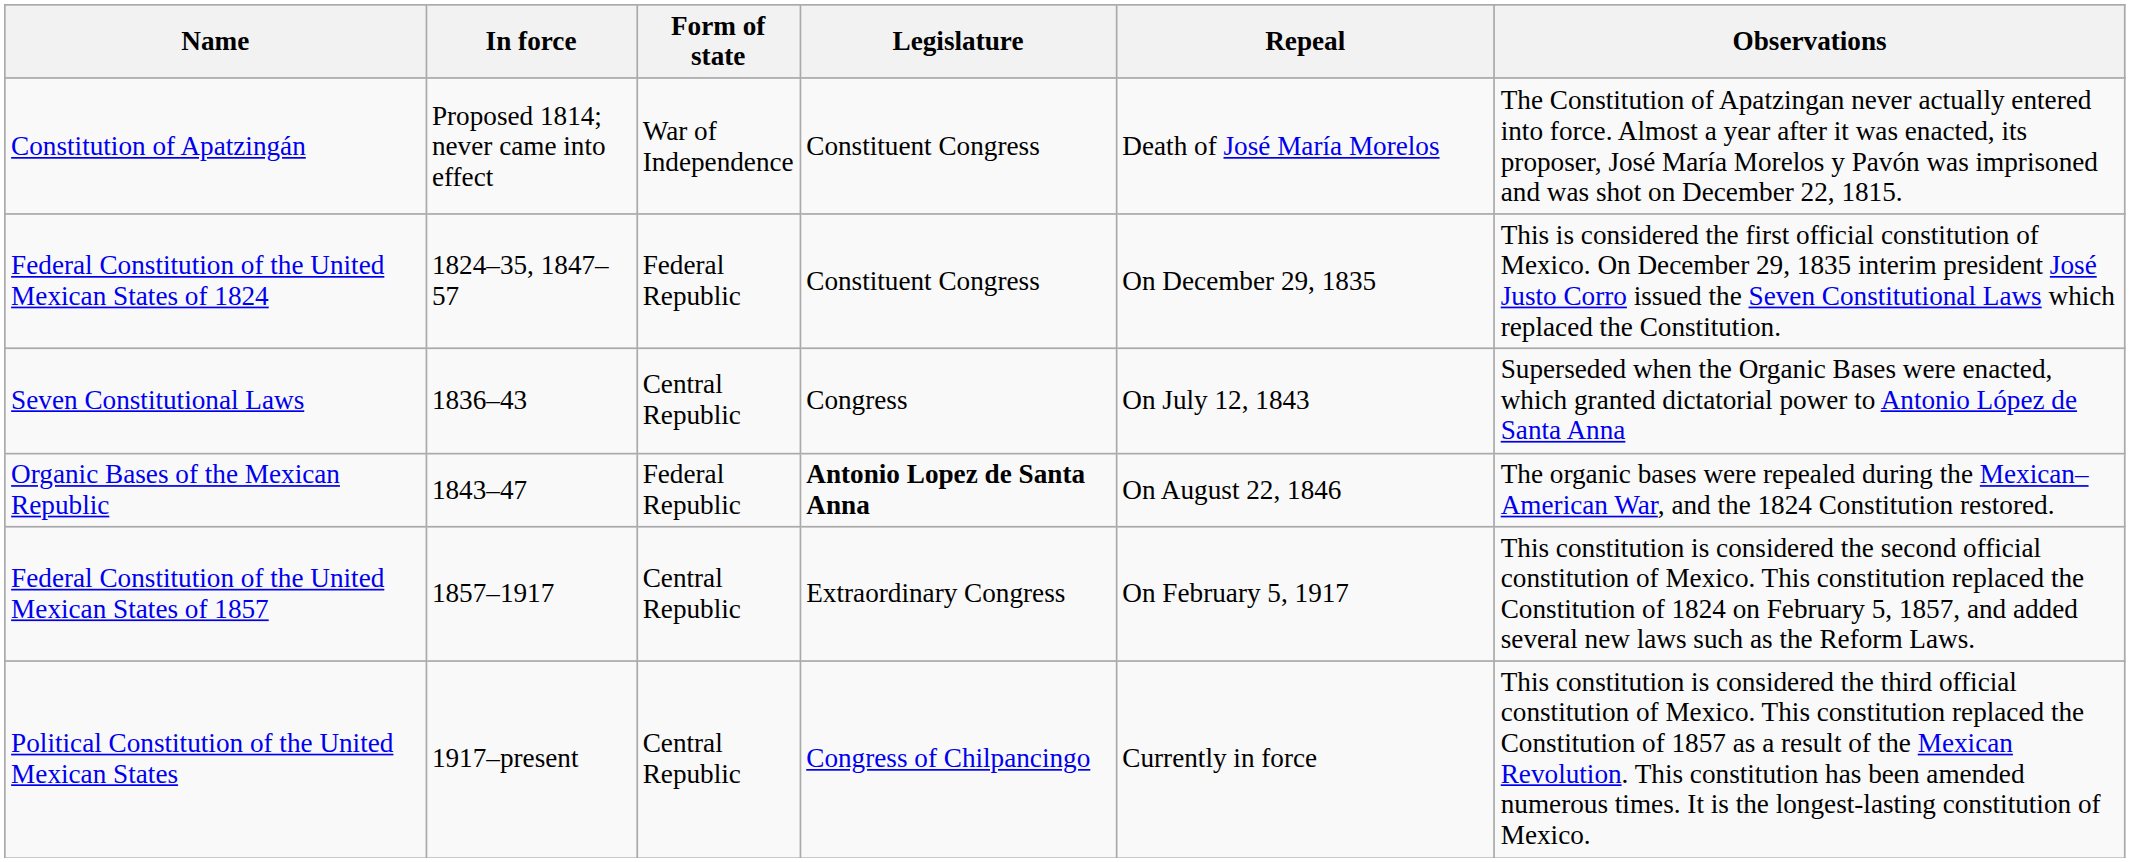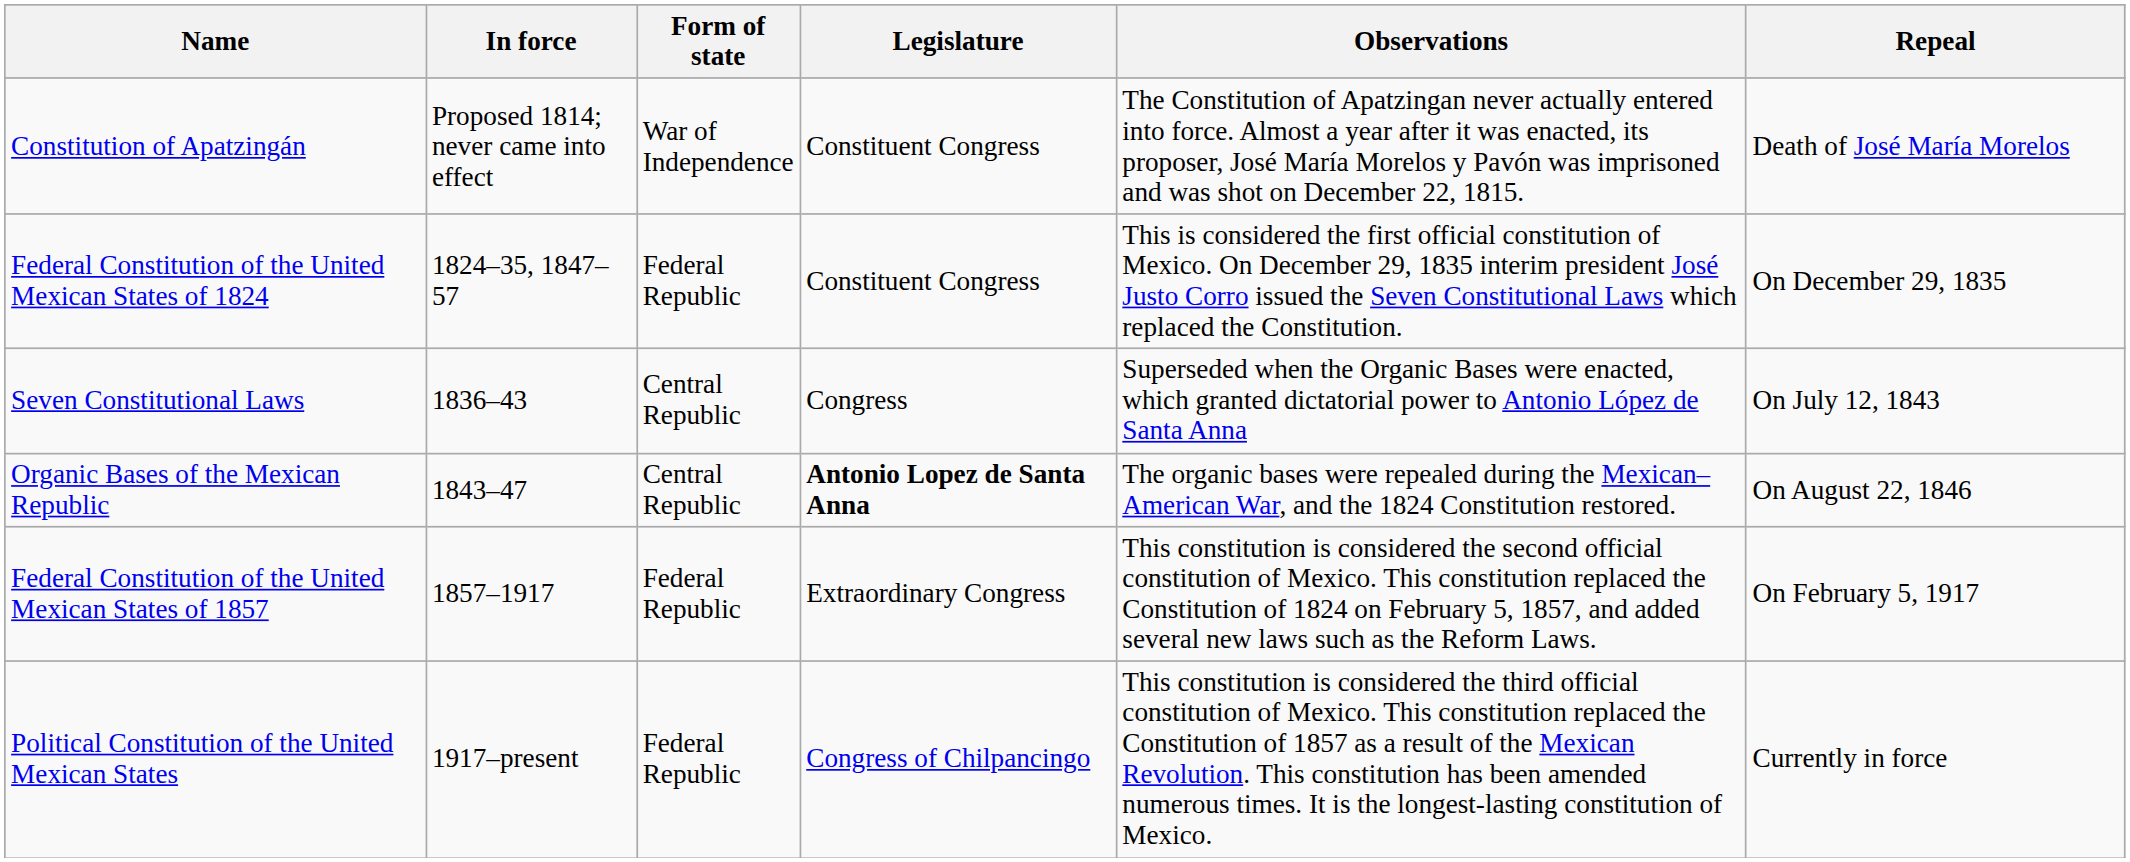columns swapped: (1305, 41) <-> (1810, 41)
(692, 489) Federal Republic -> (692, 489) Central Republic
(692, 593) Central Republic -> (692, 593) Federal Republic
(692, 759) Central Republic -> (692, 759) Federal Republic
